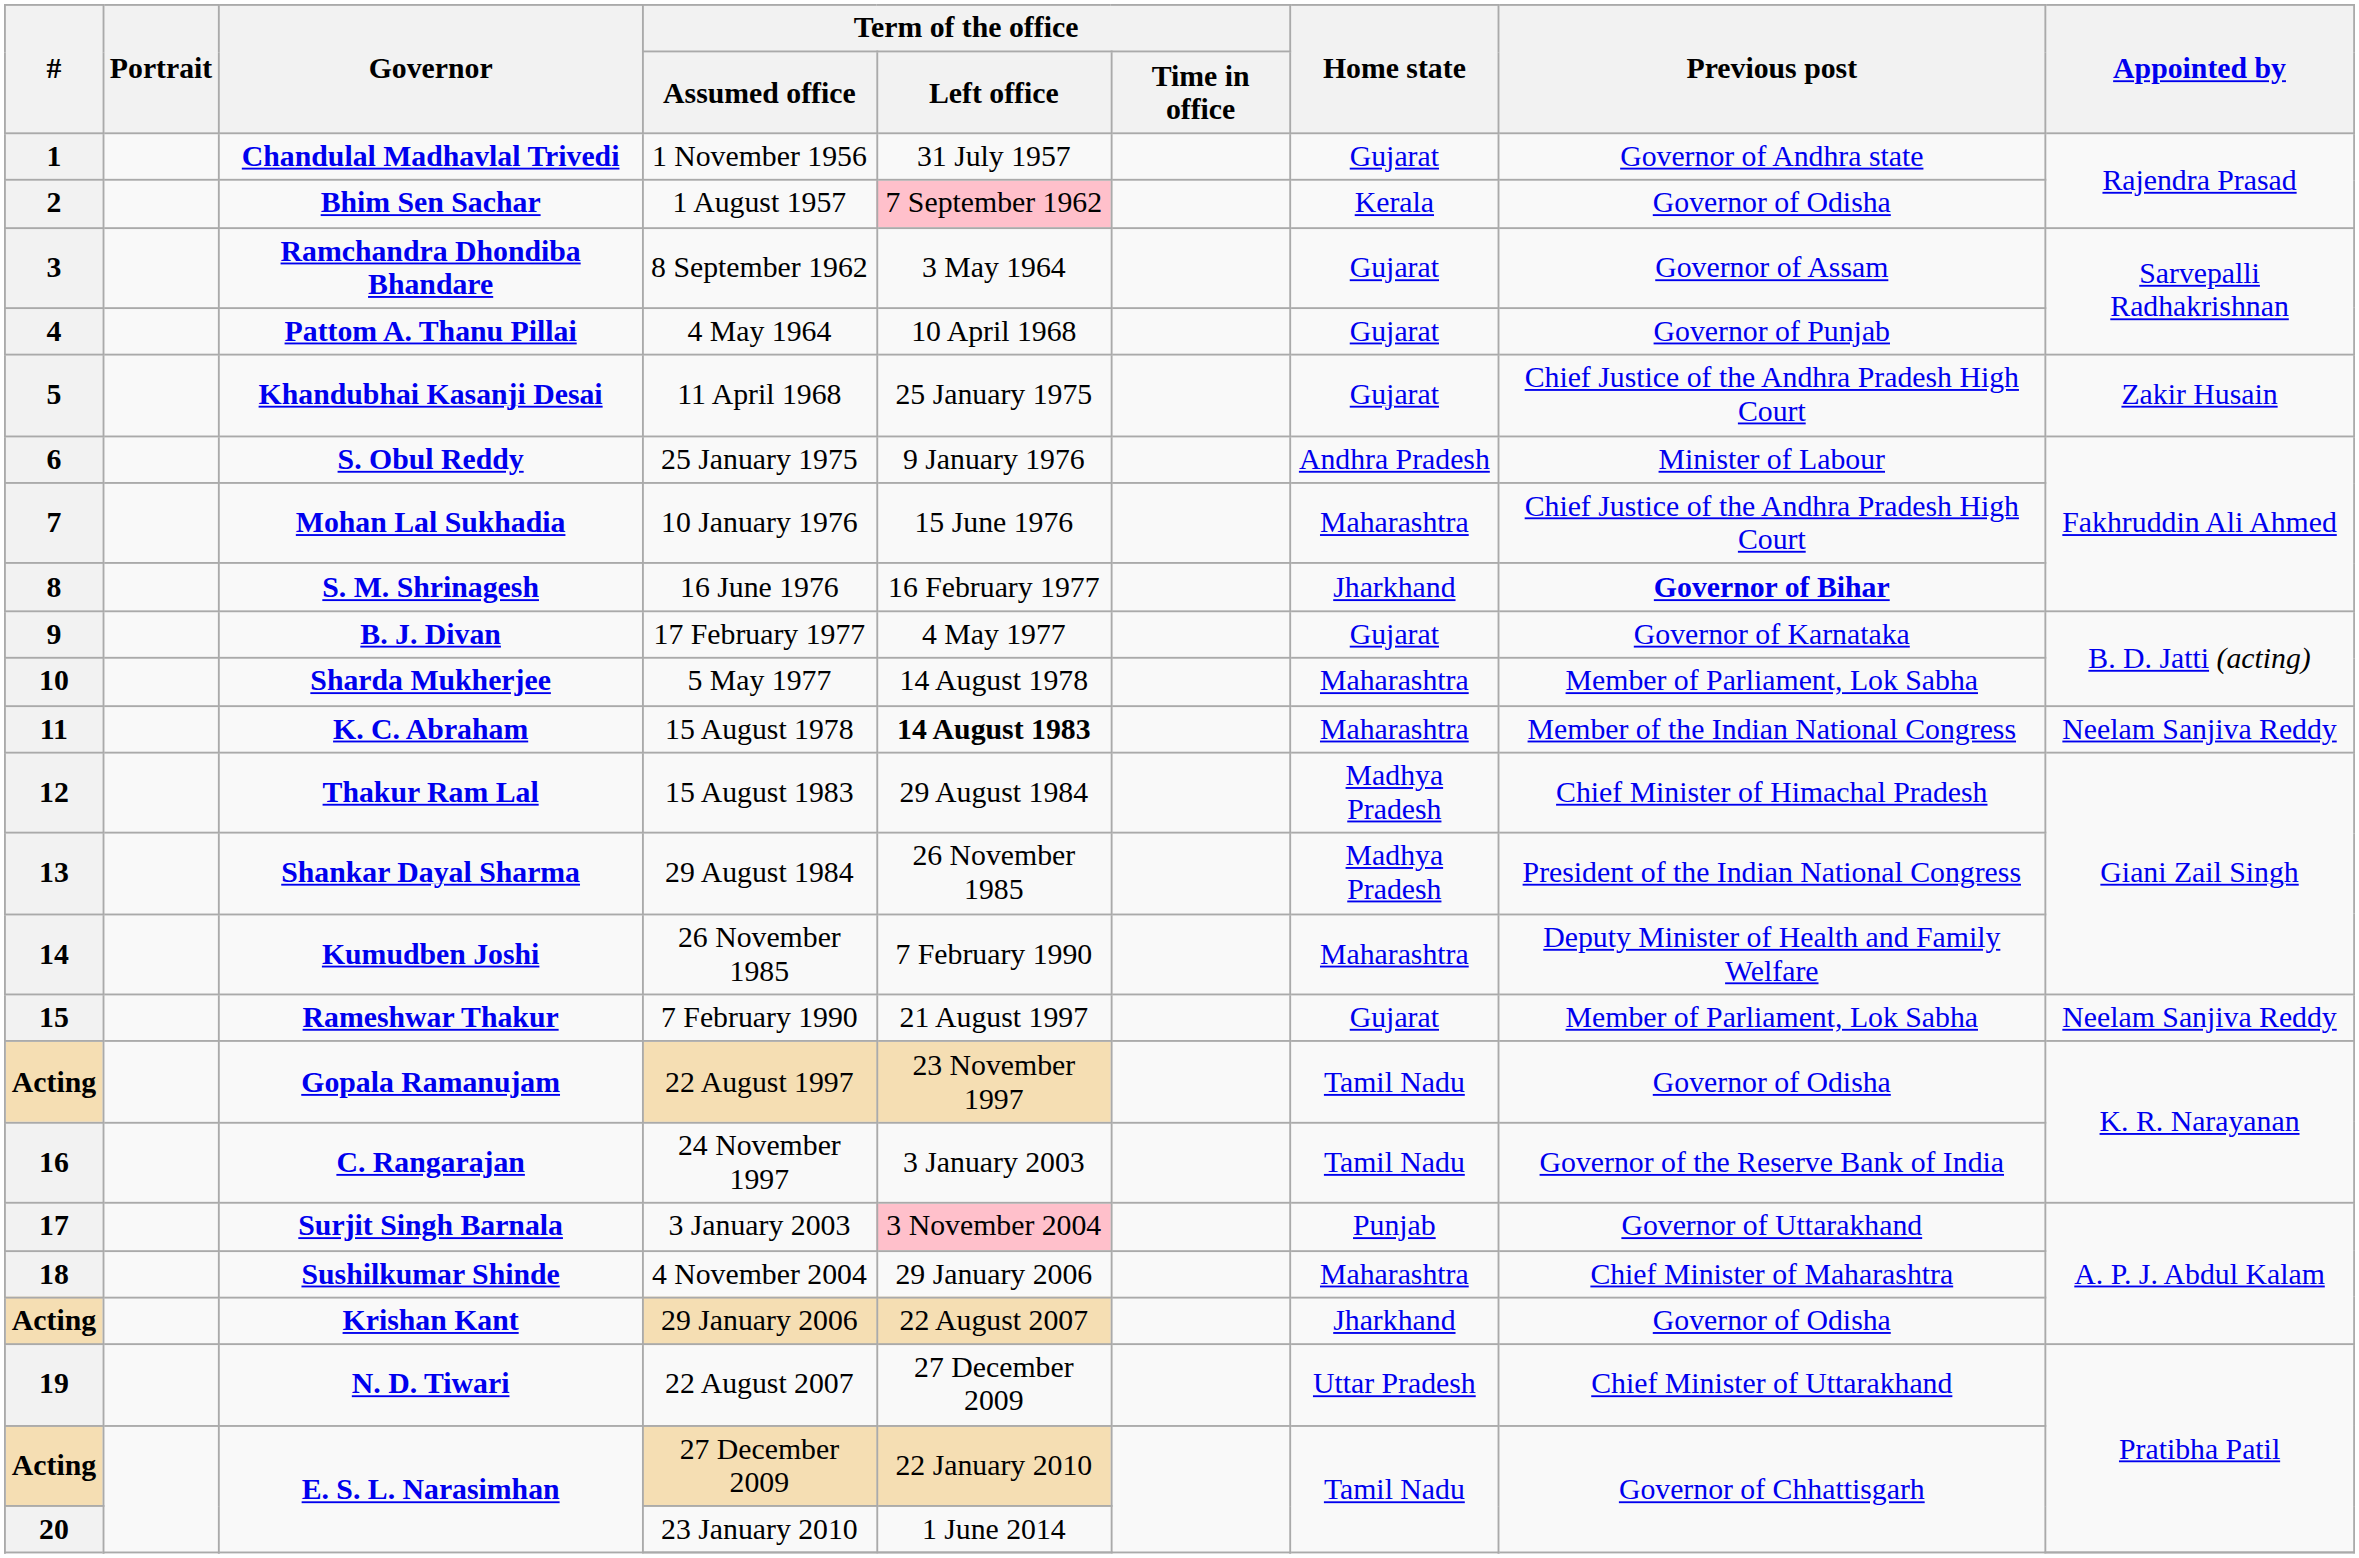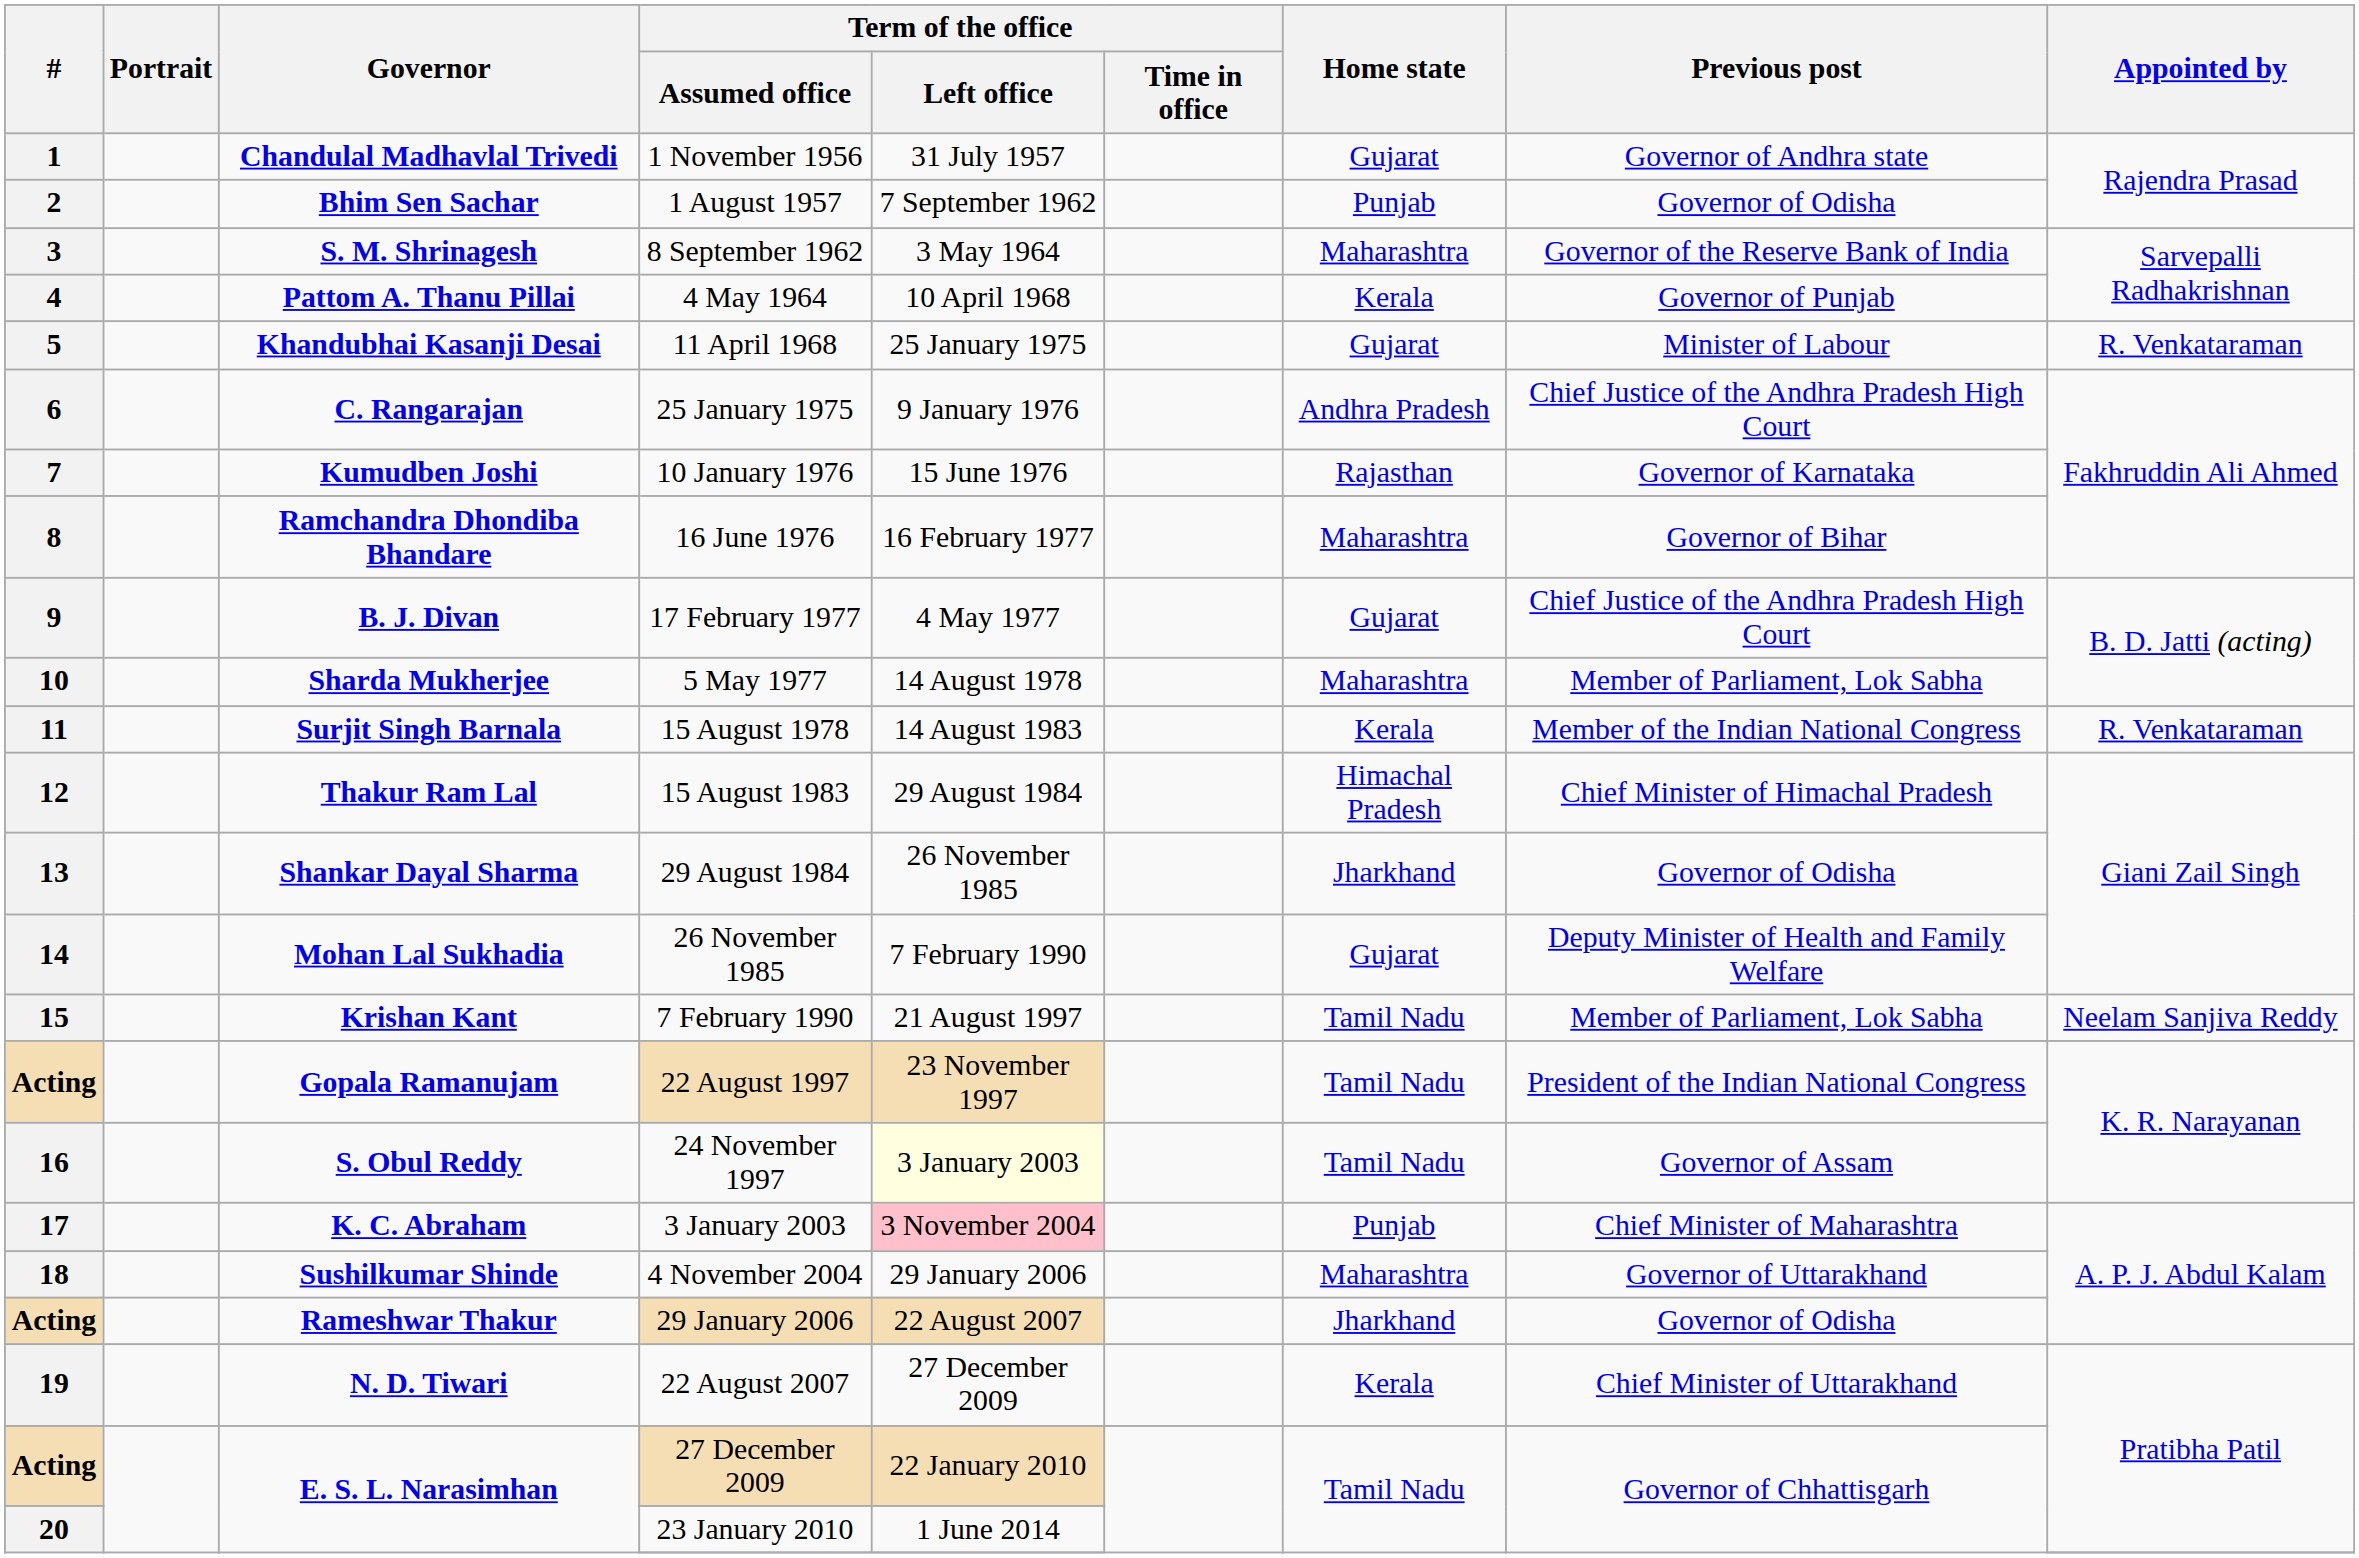(994, 203) pink background -> (988, 203) no background
(1394, 203) Kerala -> (1394, 203) Punjab
(431, 267) Ramchandra Dhondiba Bhandare -> (429, 250) S. M. Shrinagesh
(1394, 267) Gujarat -> (1394, 250) Maharashtra
(1772, 267) Governor of Assam -> (1777, 250) Governor of the Reserve Bank of India
(1394, 331) Gujarat -> (1394, 297) Kerala
(1772, 394) Chief Justice of the Andhra Pradesh High Court -> (1776, 344) Minister of Labour
(2200, 394) Zakir Husain -> (2200, 344) R. Venkataraman
(431, 458) S. Obul Reddy -> (429, 408) C. Rangarajan
(1772, 458) Minister of Labour -> (1777, 408) Chief Justice of the Andhra Pradesh High Court
(431, 522) Mohan Lal Sukhadia -> (429, 472) Kumudben Joshi
(1394, 522) Maharashtra -> (1394, 472) Rajasthan
(1772, 522) Chief Justice of the Andhra Pradesh High Court -> (1776, 472) Governor of Karnataka
(431, 586) S. M. Shrinagesh -> (429, 536) Ramchandra Dhondiba Bhandare
(1394, 586) Jharkhand -> (1394, 536) Maharashtra
(1772, 586) bold -> (1776, 536) normal
(1772, 633) Governor of Karnataka -> (1777, 617) Chief Justice of the Andhra Pradesh High Court
(431, 728) K. C. Abraham -> (429, 728) Surjit Singh Barnala
(994, 728) bold -> (988, 728) normal
(1394, 728) Maharashtra -> (1394, 728) Kerala
(2200, 728) Neelam Sanjiva Reddy -> (2200, 728) R. Venkataraman
(1394, 792) Madhya Pradesh -> (1394, 792) Himachal Pradesh
(1394, 873) Madhya Pradesh -> (1394, 873) Jharkhand
(1772, 873) President of the Indian National Congress -> (1776, 873) Governor of Odisha
(431, 953) Kumudben Joshi -> (429, 953) Mohan Lal Sukhadia
(1394, 953) Maharashtra -> (1394, 953) Gujarat
(431, 1017) Rameshwar Thakur -> (429, 1017) Krishan Kant
(1394, 1017) Gujarat -> (1394, 1017) Tamil Nadu
(1772, 1081) Governor of Odisha -> (1777, 1081) President of the Indian National Congress
(431, 1162) C. Rangarajan -> (429, 1162) S. Obul Reddy
(994, 1162) no background -> (988, 1162) lightyellow background
(1772, 1162) Governor of the Reserve Bank of India -> (1776, 1162) Governor of Assam
(431, 1226) Surjit Singh Barnala -> (429, 1226) K. C. Abraham
(1772, 1226) Governor of Uttarakhand -> (1776, 1226) Chief Minister of Maharashtra
(1772, 1273) Chief Minister of Maharashtra -> (1776, 1273) Governor of Uttarakhand
(431, 1320) Krishan Kant -> (429, 1320) Rameshwar Thakur
(1394, 1384) Uttar Pradesh -> (1394, 1384) Kerala
